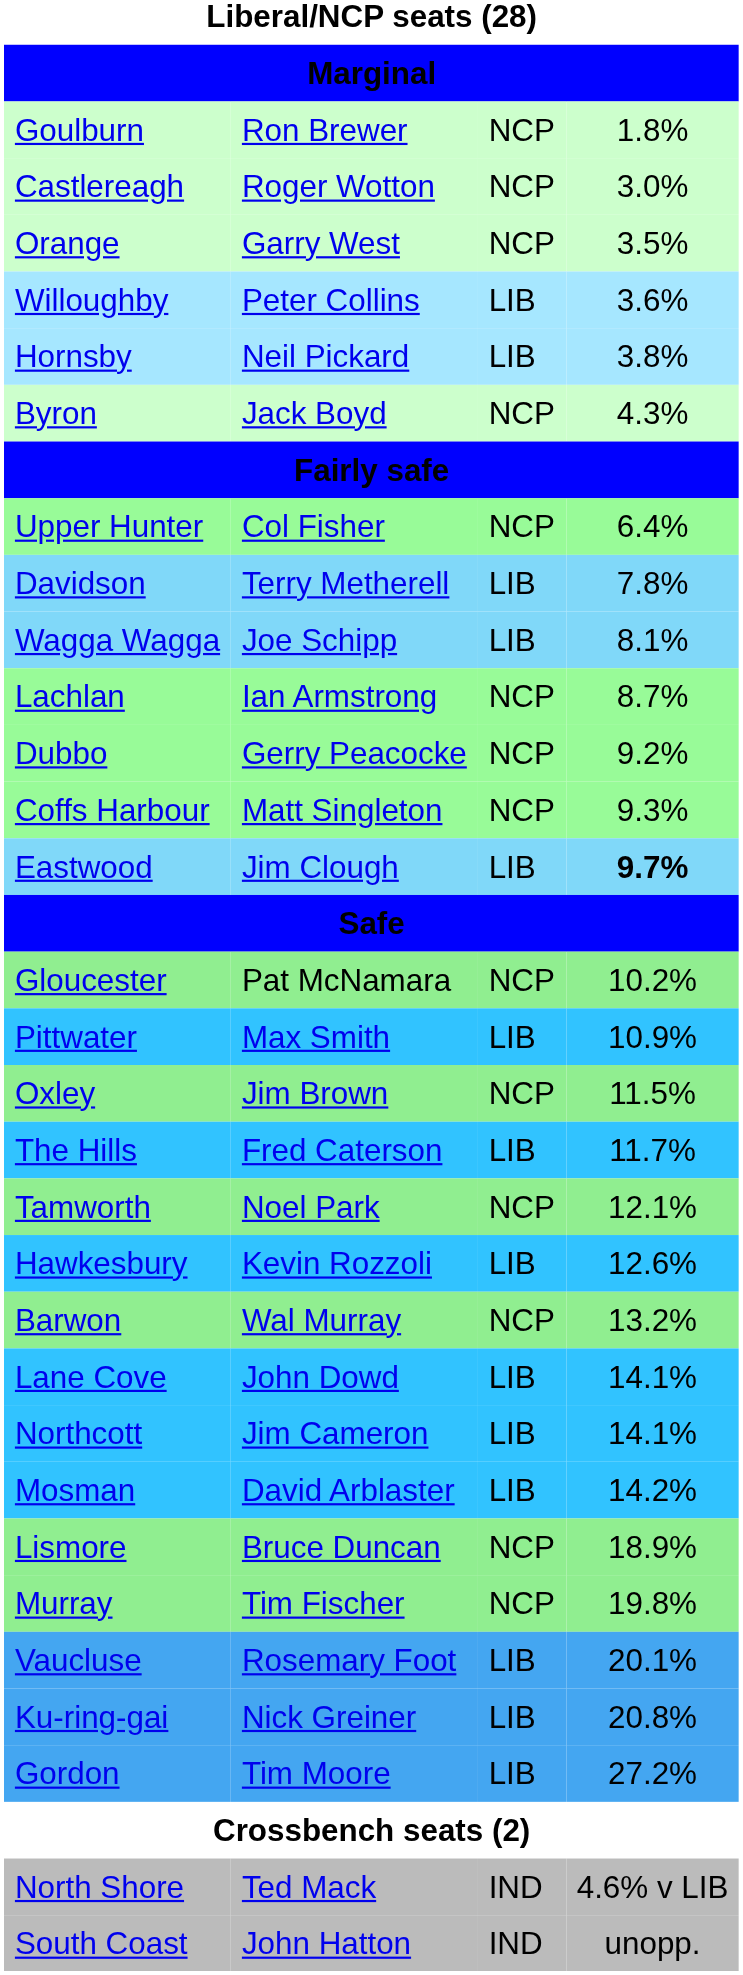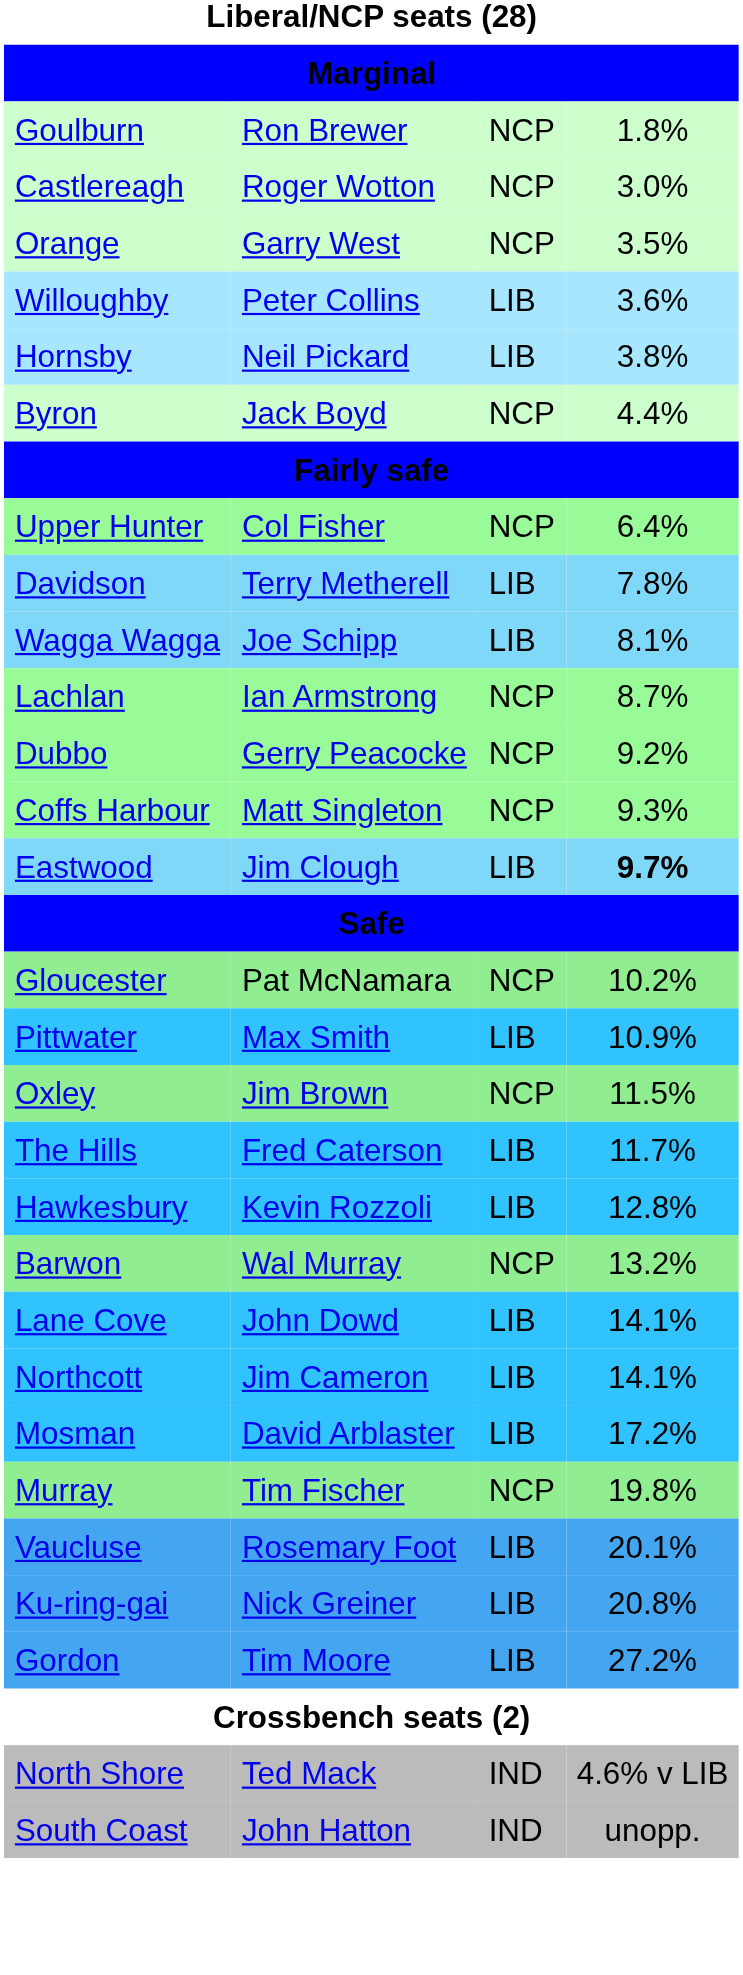(653, 413) 4.3% -> (653, 413) 4.4%
- row: (83, 1206)
(653, 1263) 12.6% -> (653, 1206) 12.8%
(653, 1490) 14.2% -> (653, 1433) 17.2%
- row: (71, 1546)
